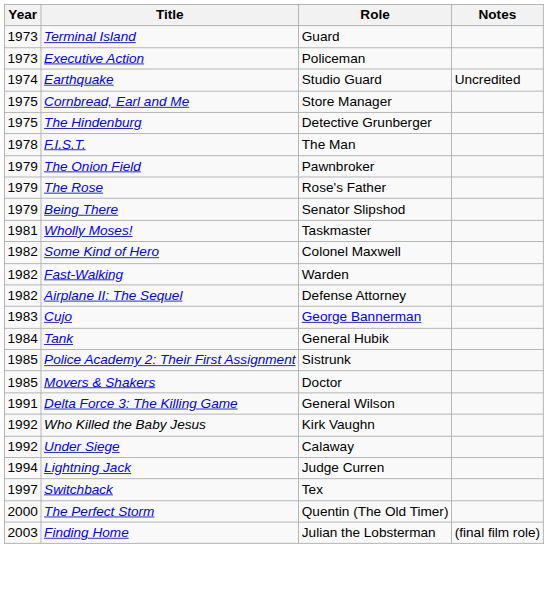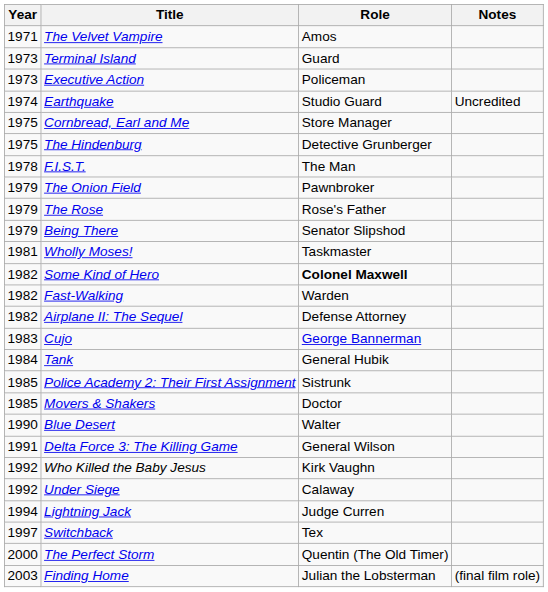+ row: (103, 36)
(351, 252) normal -> (355, 274) bold
+ row: (80, 425)
